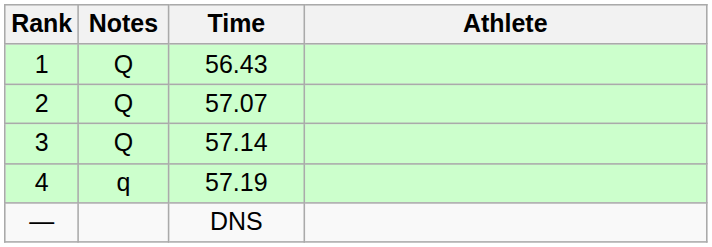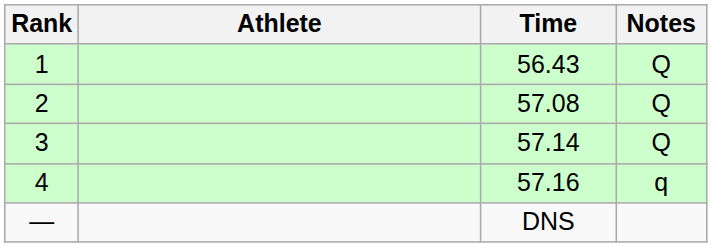columns swapped: (505, 24) <-> (123, 24)
(236, 103) 57.07 -> (548, 103) 57.08
(236, 182) 57.19 -> (548, 182) 57.16
